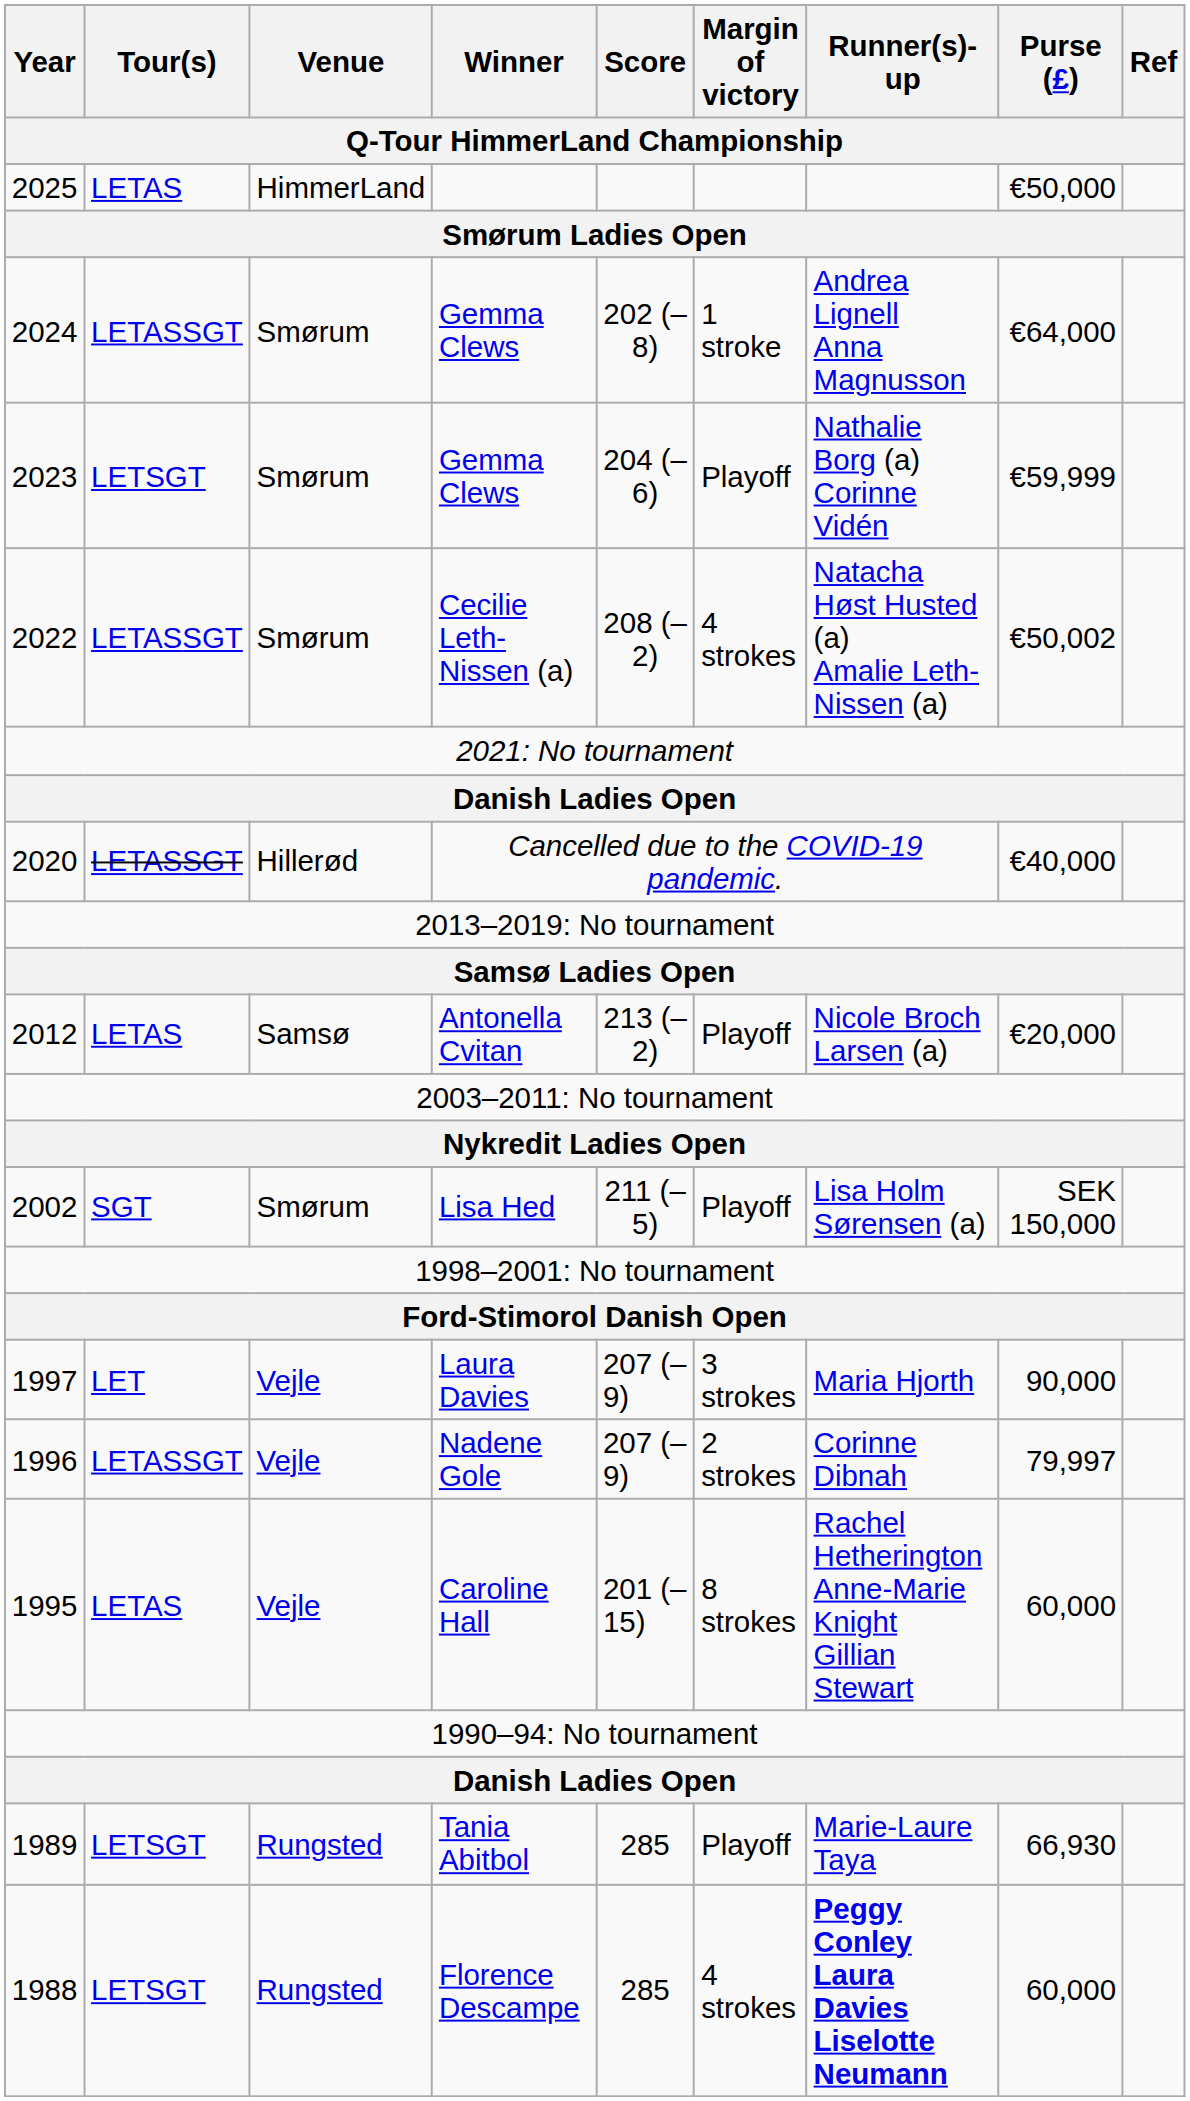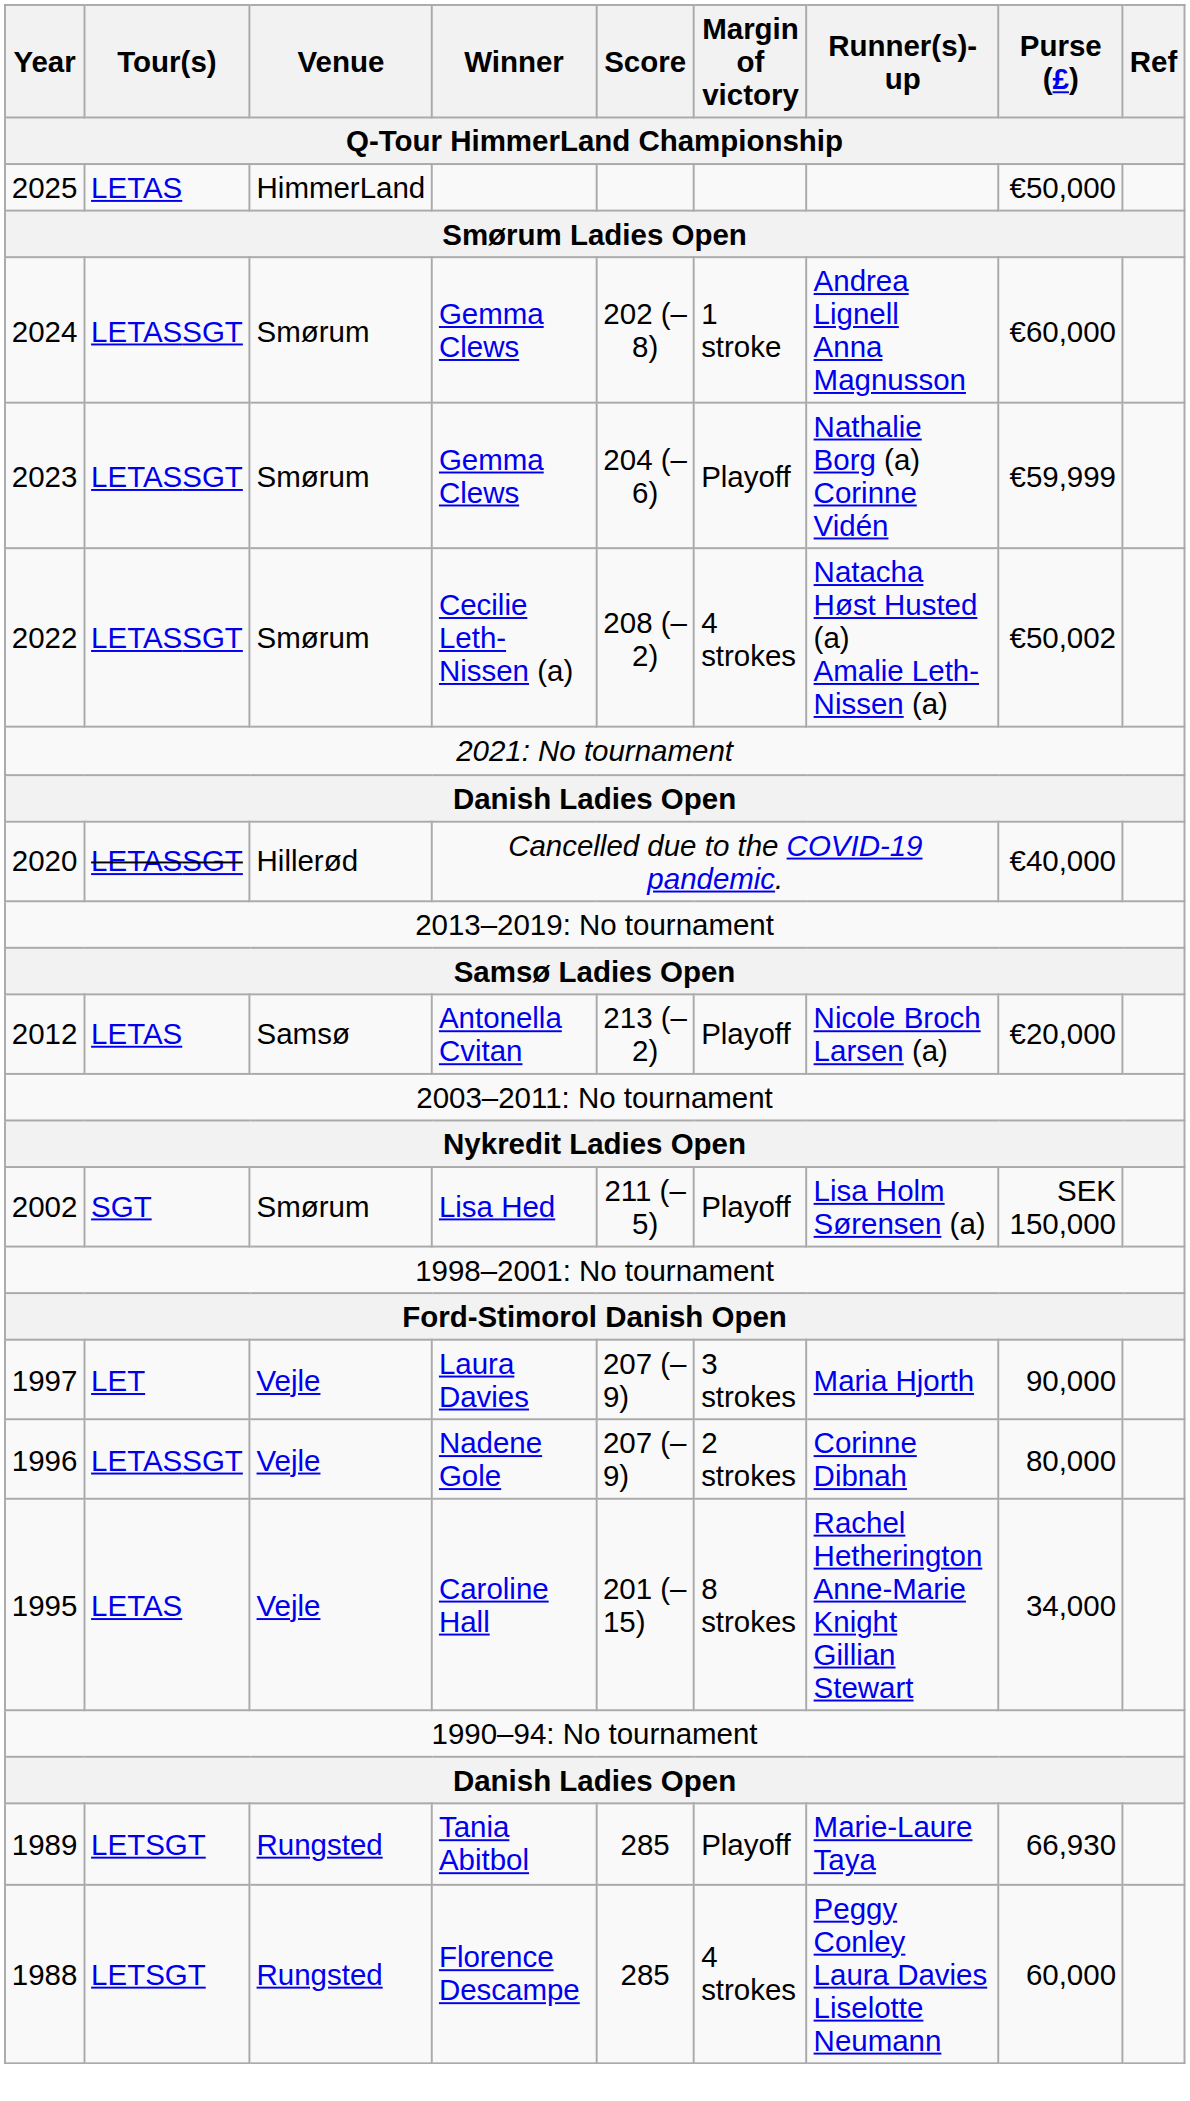(1063, 331) €64,000 -> (1063, 331) €60,000
(148, 476) LETSGT -> (167, 476) LETASSGT
(1071, 1460) 79,997 -> (1071, 1460) 80,000
(1071, 1605) 60,000 -> (1071, 1605) 34,000
(881, 1990) bold -> (900, 1973) normal
